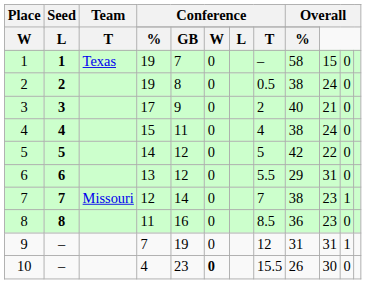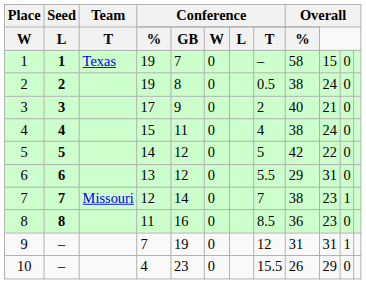(211, 267) bold -> (211, 267) normal
(330, 267) 30 -> (330, 267) 29
